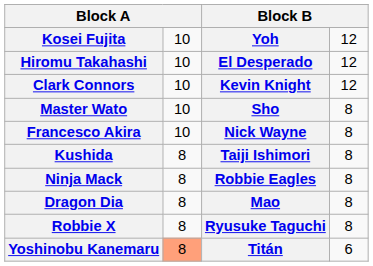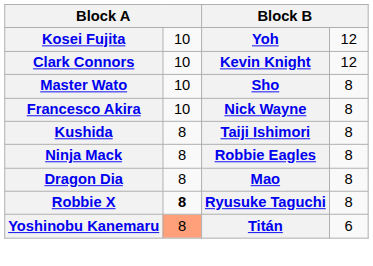- row: (84, 62)
(182, 226) normal -> (182, 202) bold
